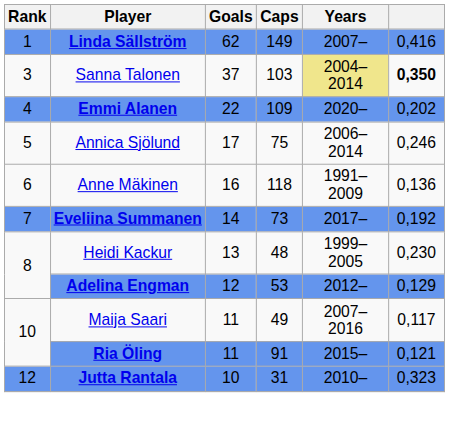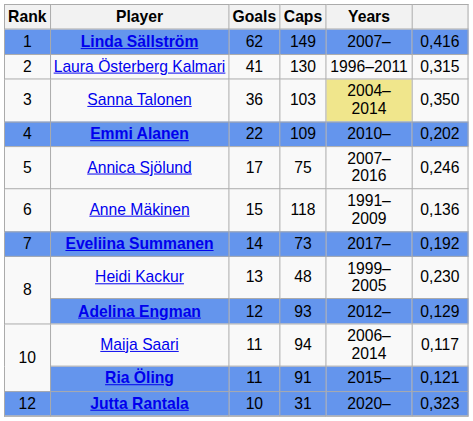+ row: (140, 66)
(231, 75) 37 -> (254, 100) 36
(416, 75) bold -> (440, 100) normal
(345, 109) 2020– -> (369, 134) 2010–
(345, 142) 2006–2014 -> (369, 167) 2007–2016
(231, 185) 16 -> (254, 210) 15
(279, 286) 53 -> (303, 311) 93
(279, 320) 49 -> (303, 344) 94
(345, 320) 2007–2016 -> (369, 344) 2006–2014
(345, 378) 2010– -> (369, 403) 2020–
